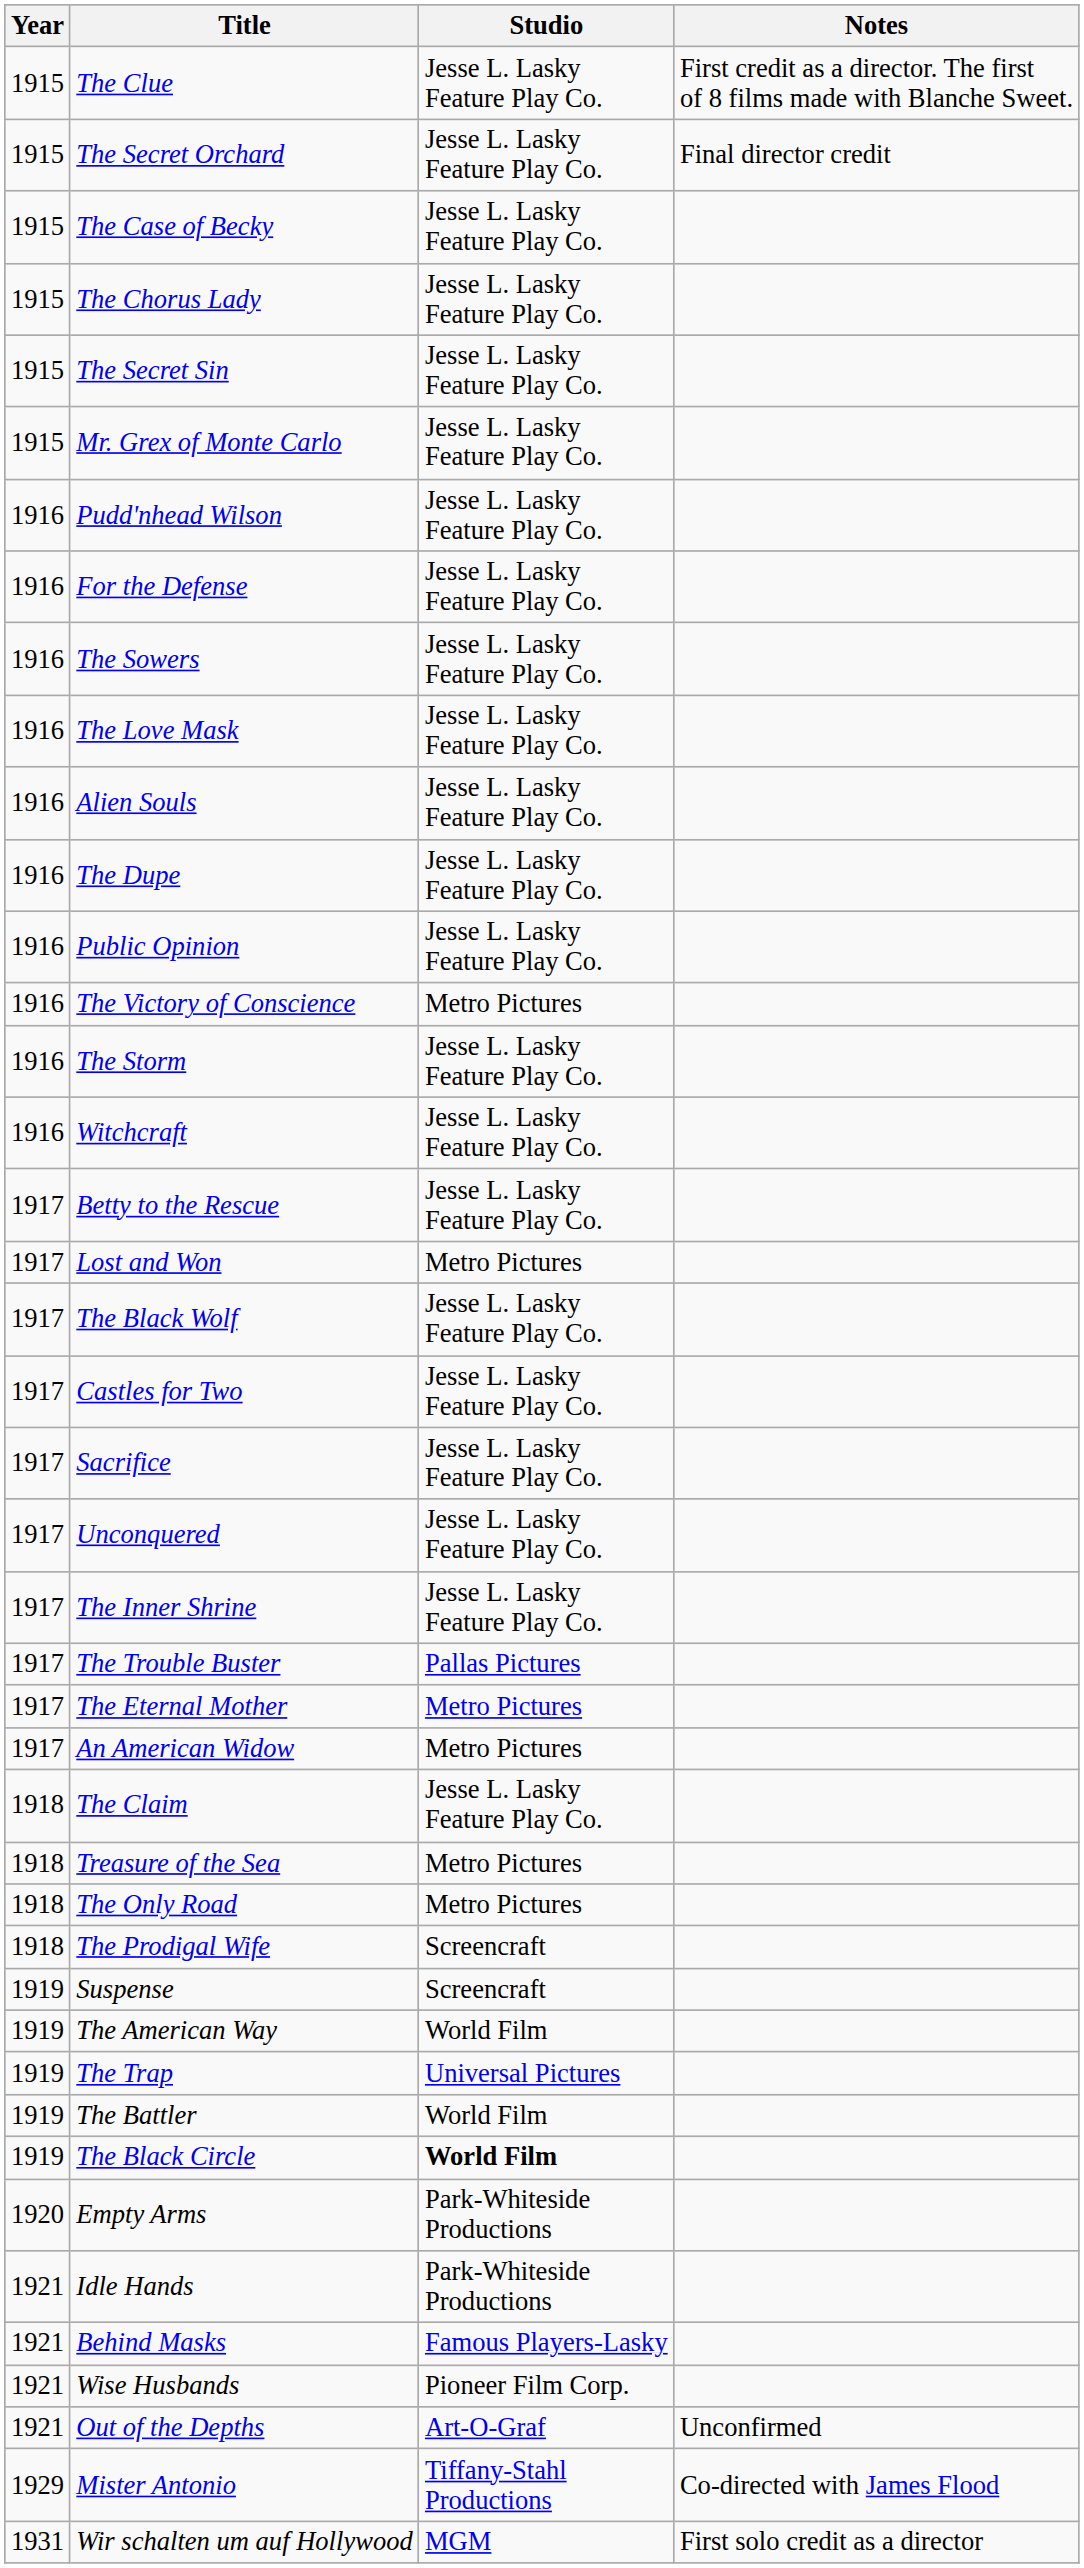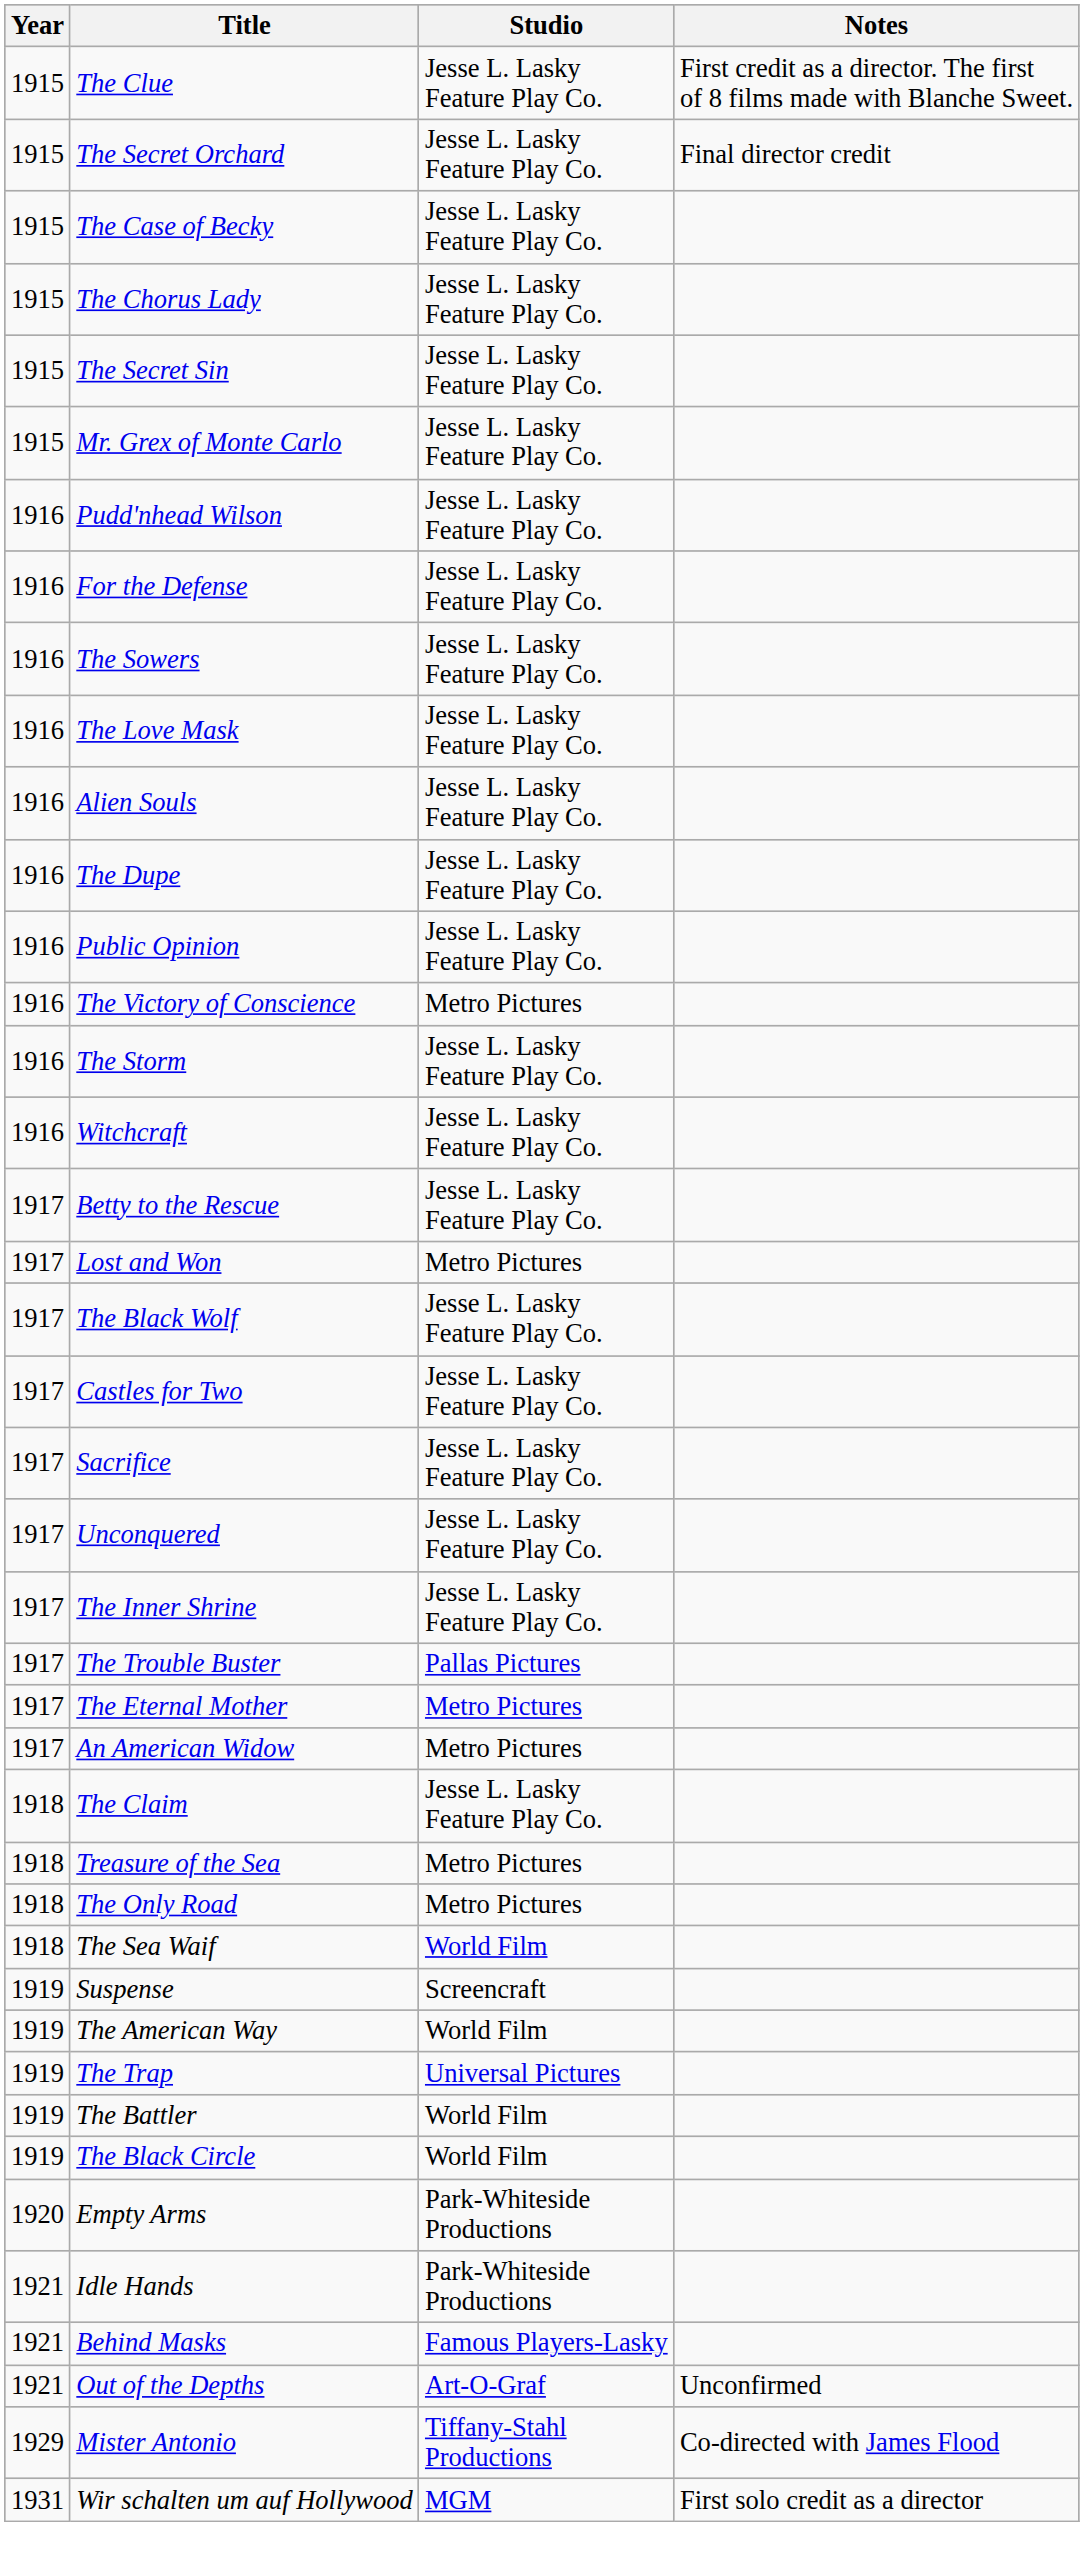+ row: (146, 1946)
- row: (173, 1946)
(491, 2157) bold -> (486, 2157) normal
- row: (158, 2385)
